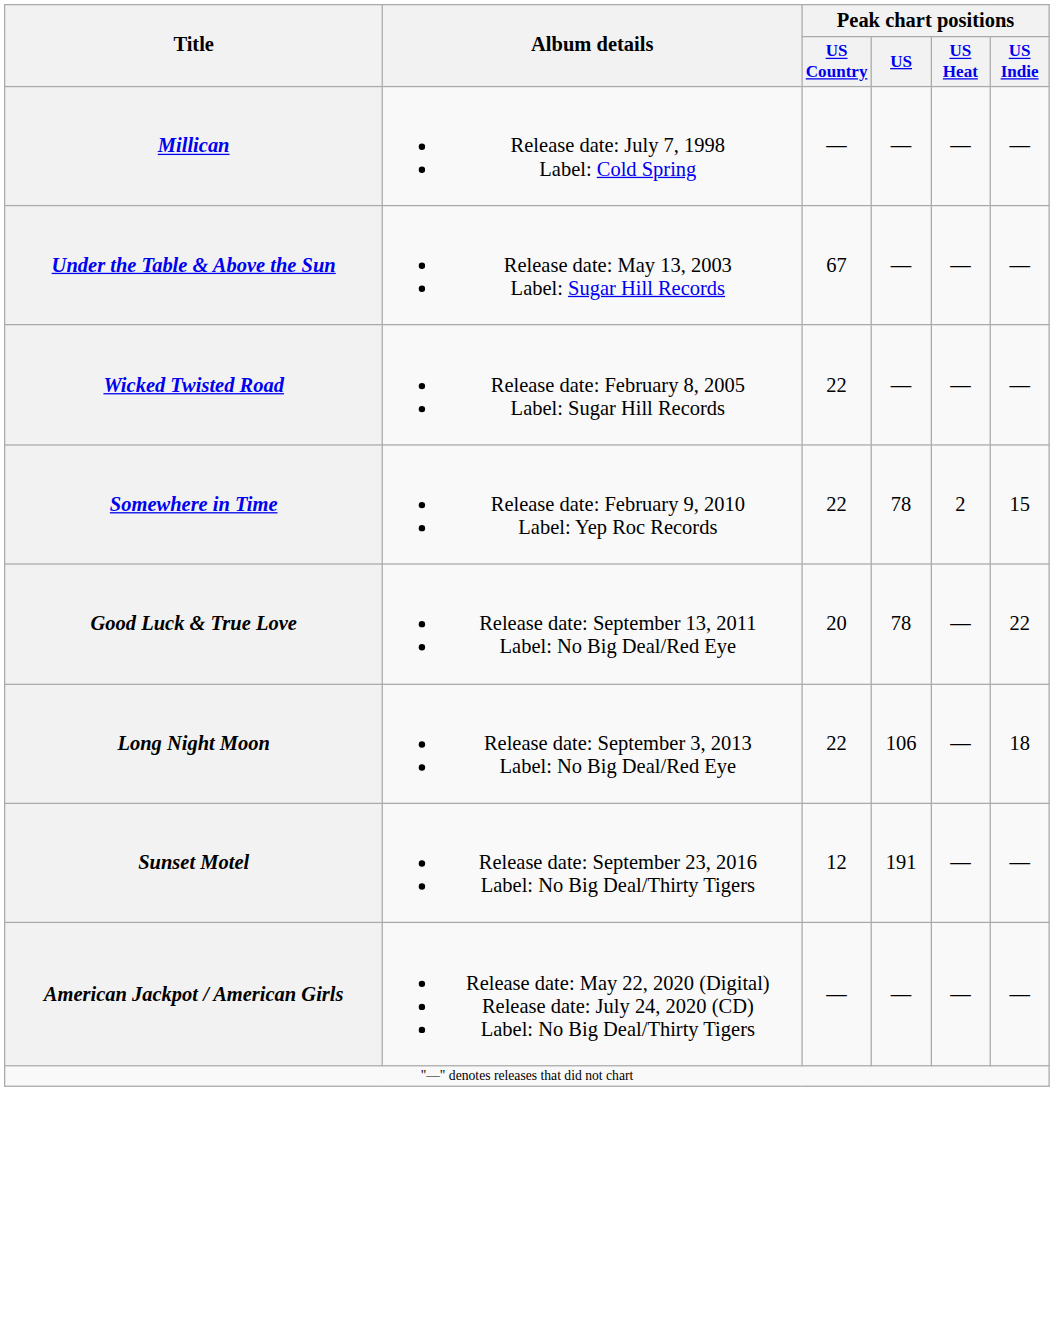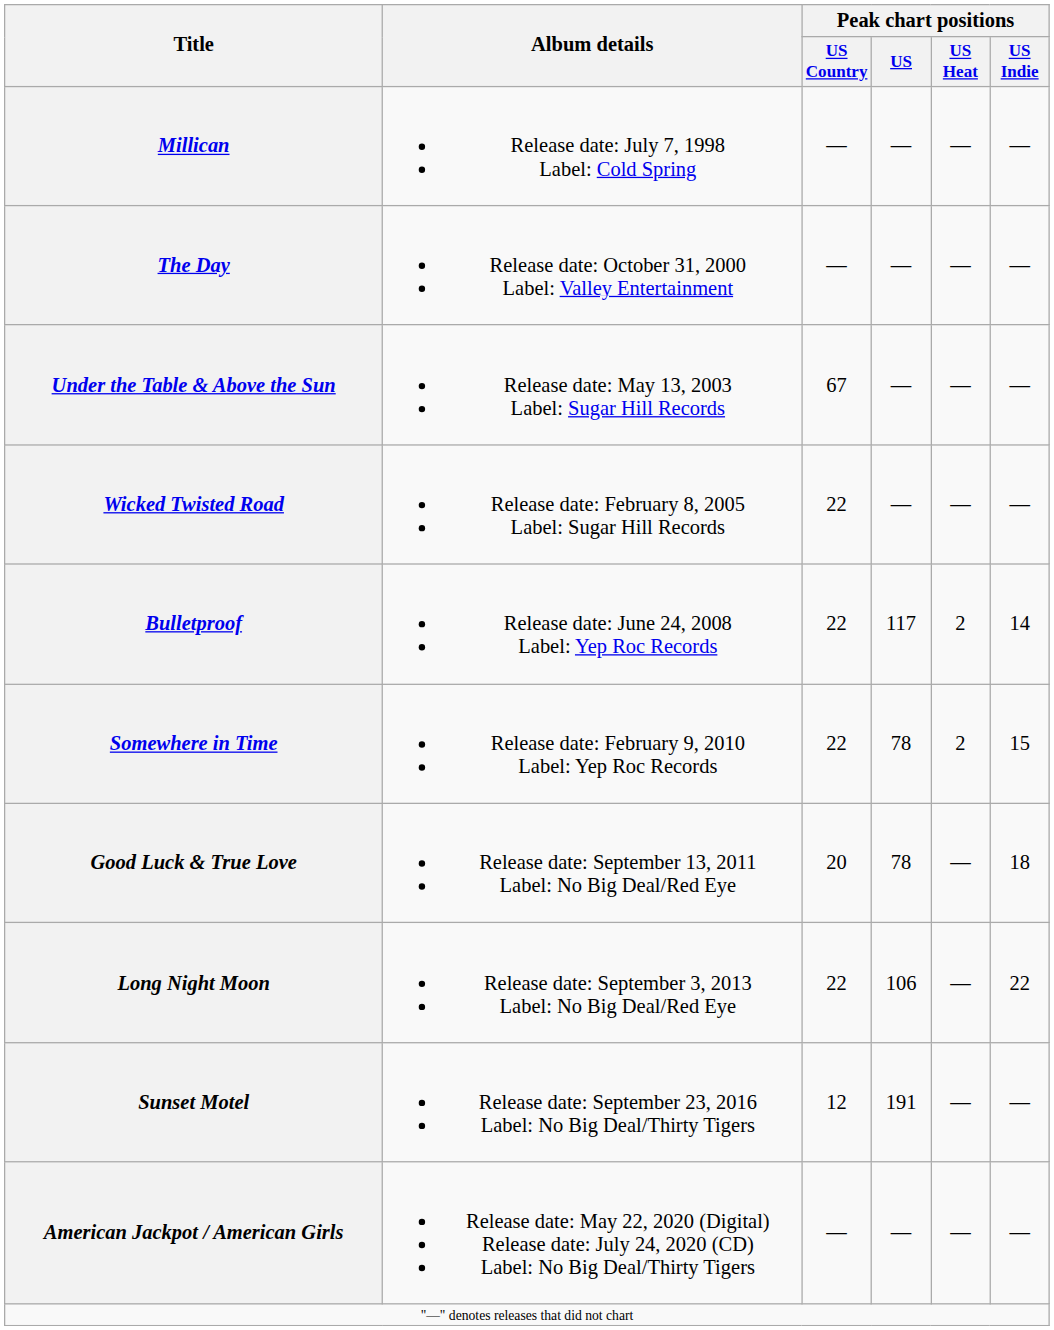+ row: (194, 265)
+ row: (194, 623)
(1020, 623) 22 -> (1020, 862) 18
(1020, 743) 18 -> (1020, 982) 22
